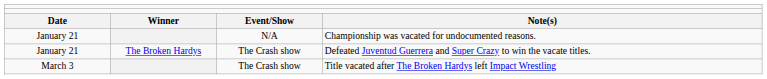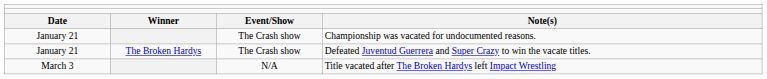(270, 36) N/A -> (270, 36) The Crash show
(270, 66) The Crash show -> (270, 66) N/A
